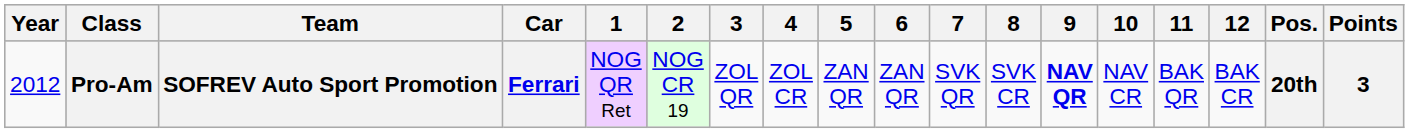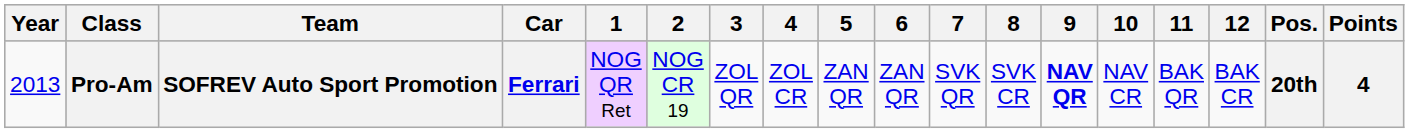(35, 84) 2012 -> (35, 84) 2013
(1363, 84) 3 -> (1363, 84) 4
